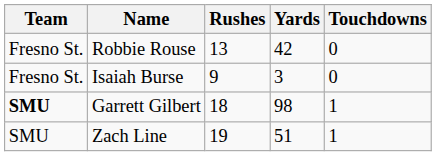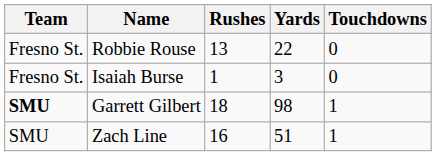(283, 48) 42 -> (283, 48) 22
(214, 77) 9 -> (214, 77) 1
(218, 135) 19 -> (218, 135) 16
